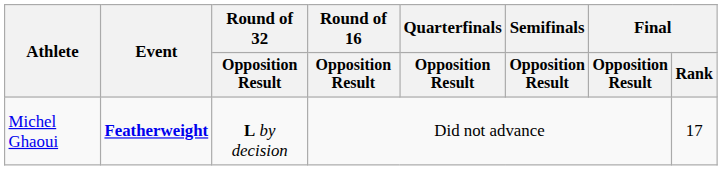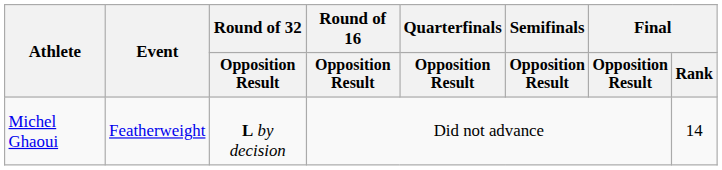(156, 131) bold -> (157, 131) normal
(694, 131) 17 -> (694, 131) 14
